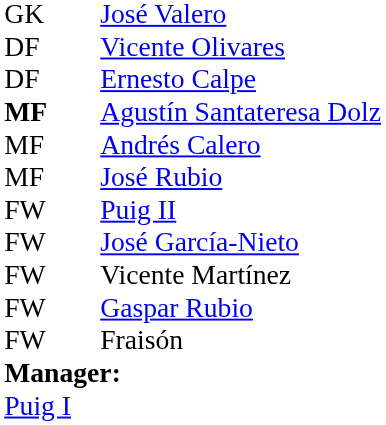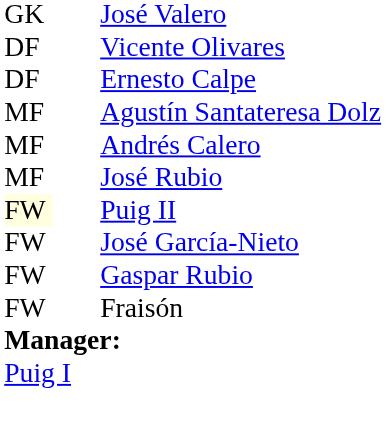(26, 111) bold -> (24, 111) normal
(25, 209) no background -> (25, 209) lightyellow background
- row: (196, 274)
